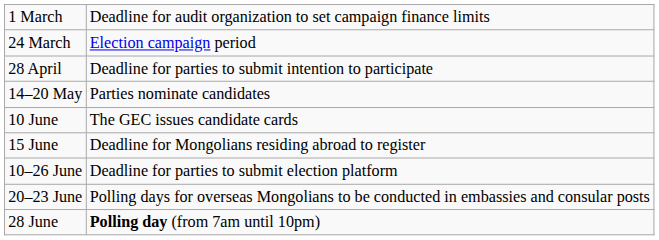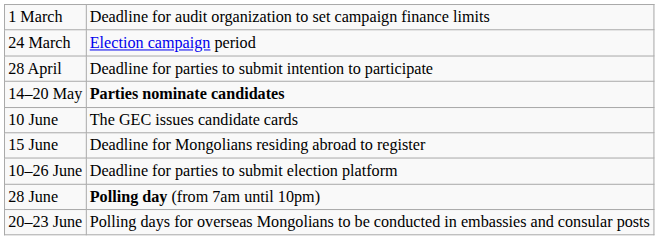(180, 94) normal -> (187, 94) bold
rows swapped: (45, 196) <-> (33, 222)
